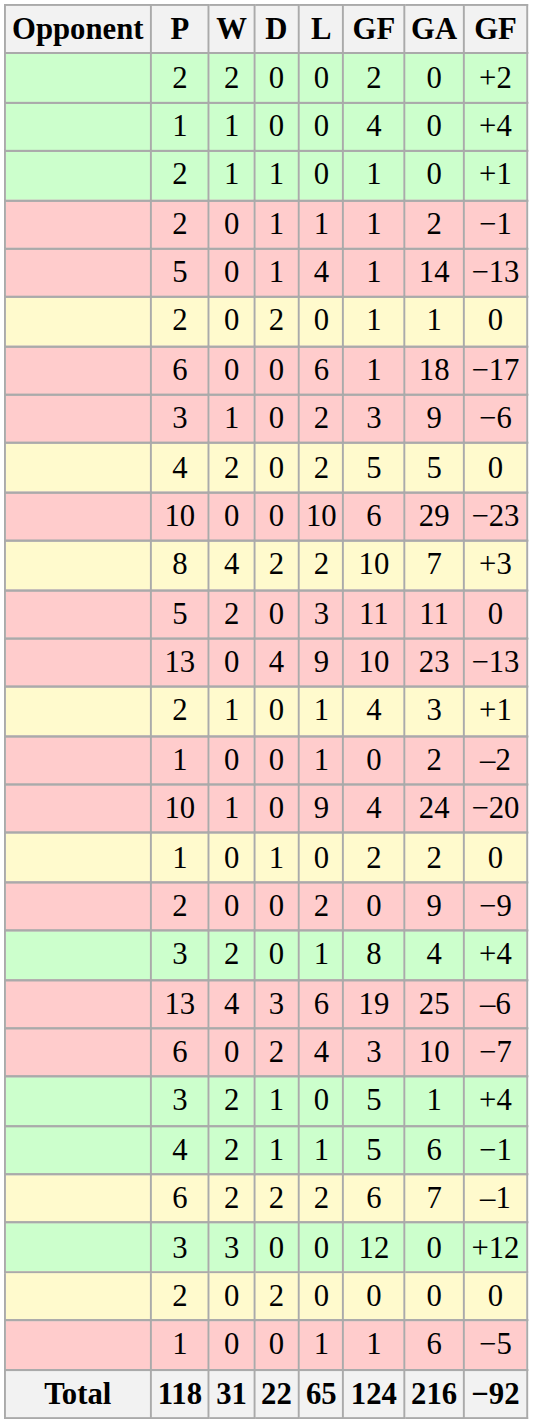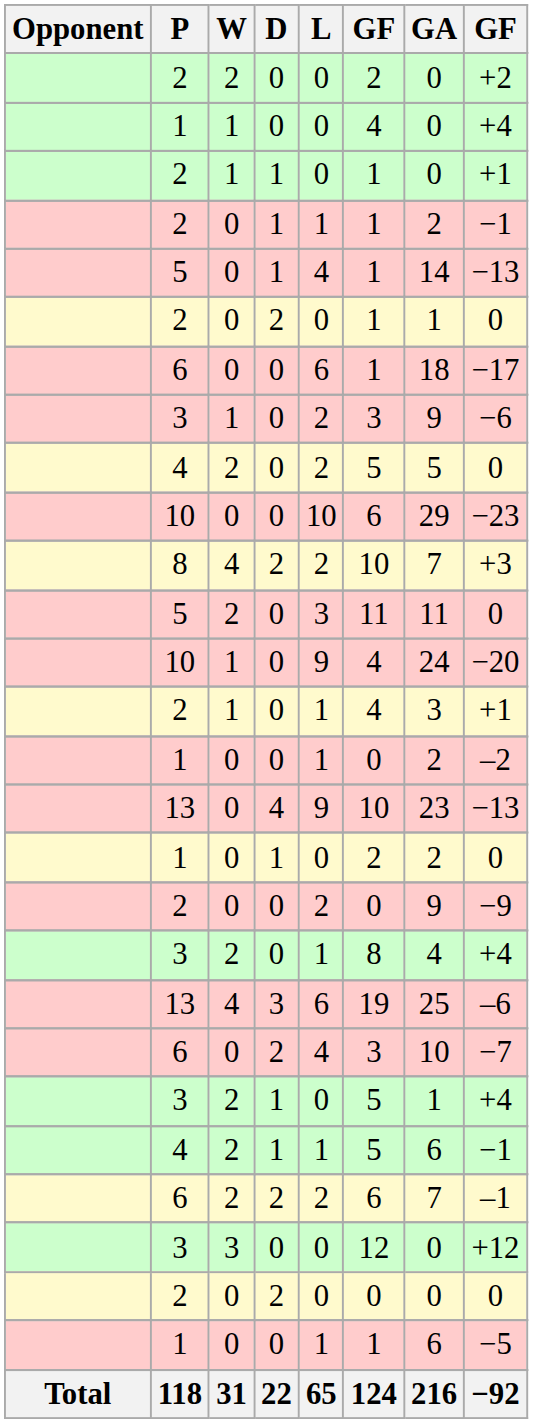rows swapped: (180, 662) <-> (180, 808)
